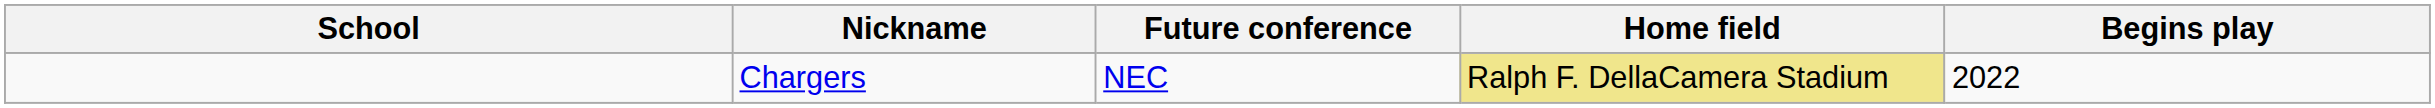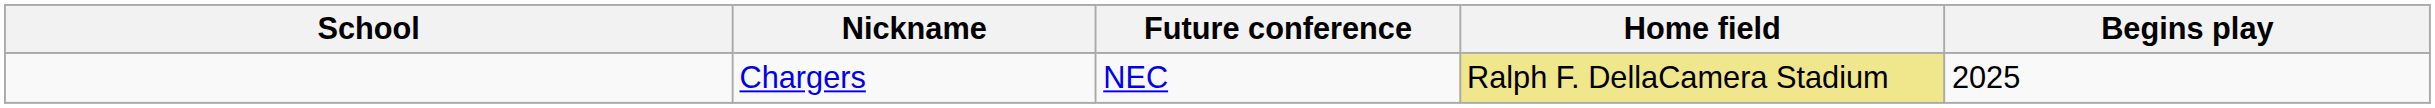(1986, 77) 2022 -> (1986, 77) 2025
